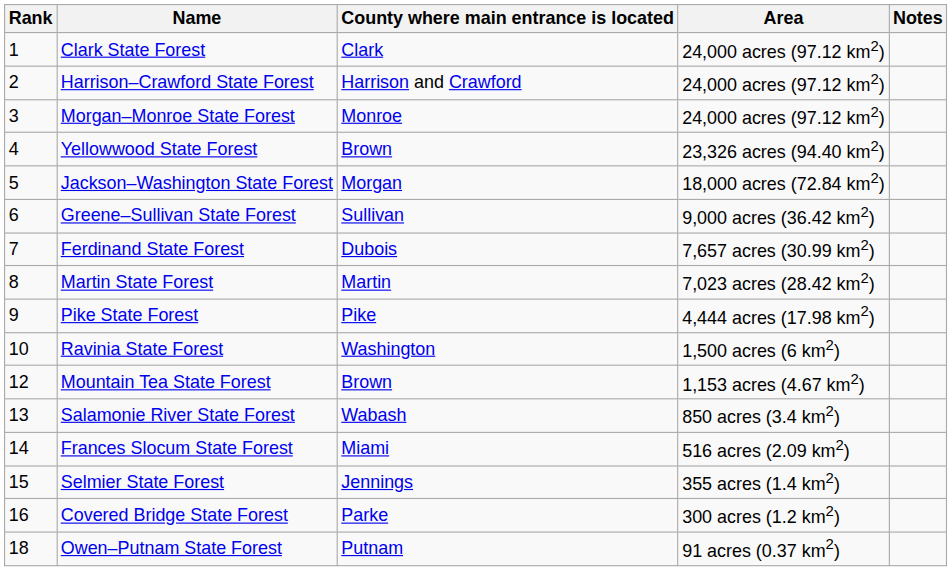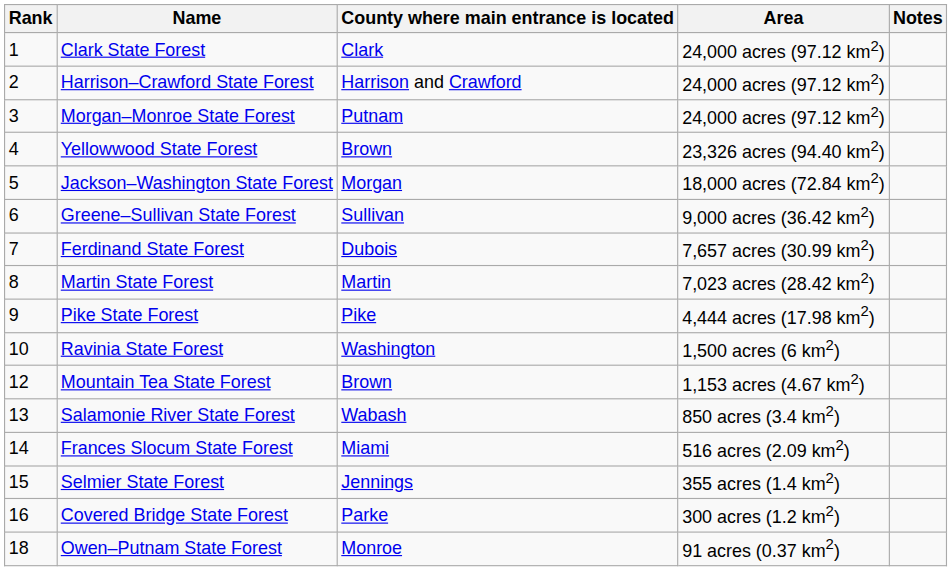(508, 116) Monroe -> (508, 116) Putnam
(508, 549) Putnam -> (508, 549) Monroe
